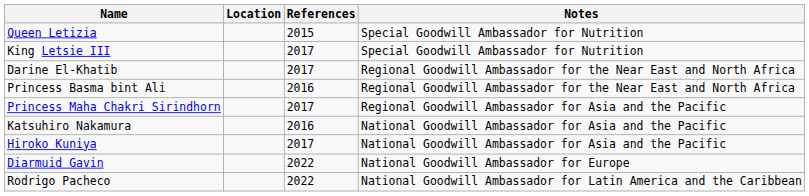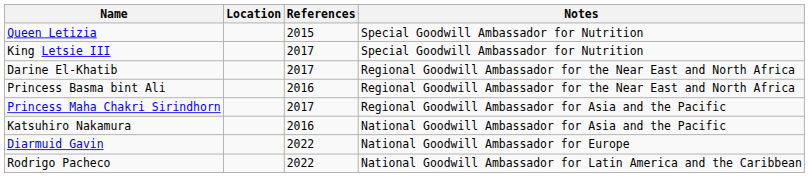- row: (52, 144)
